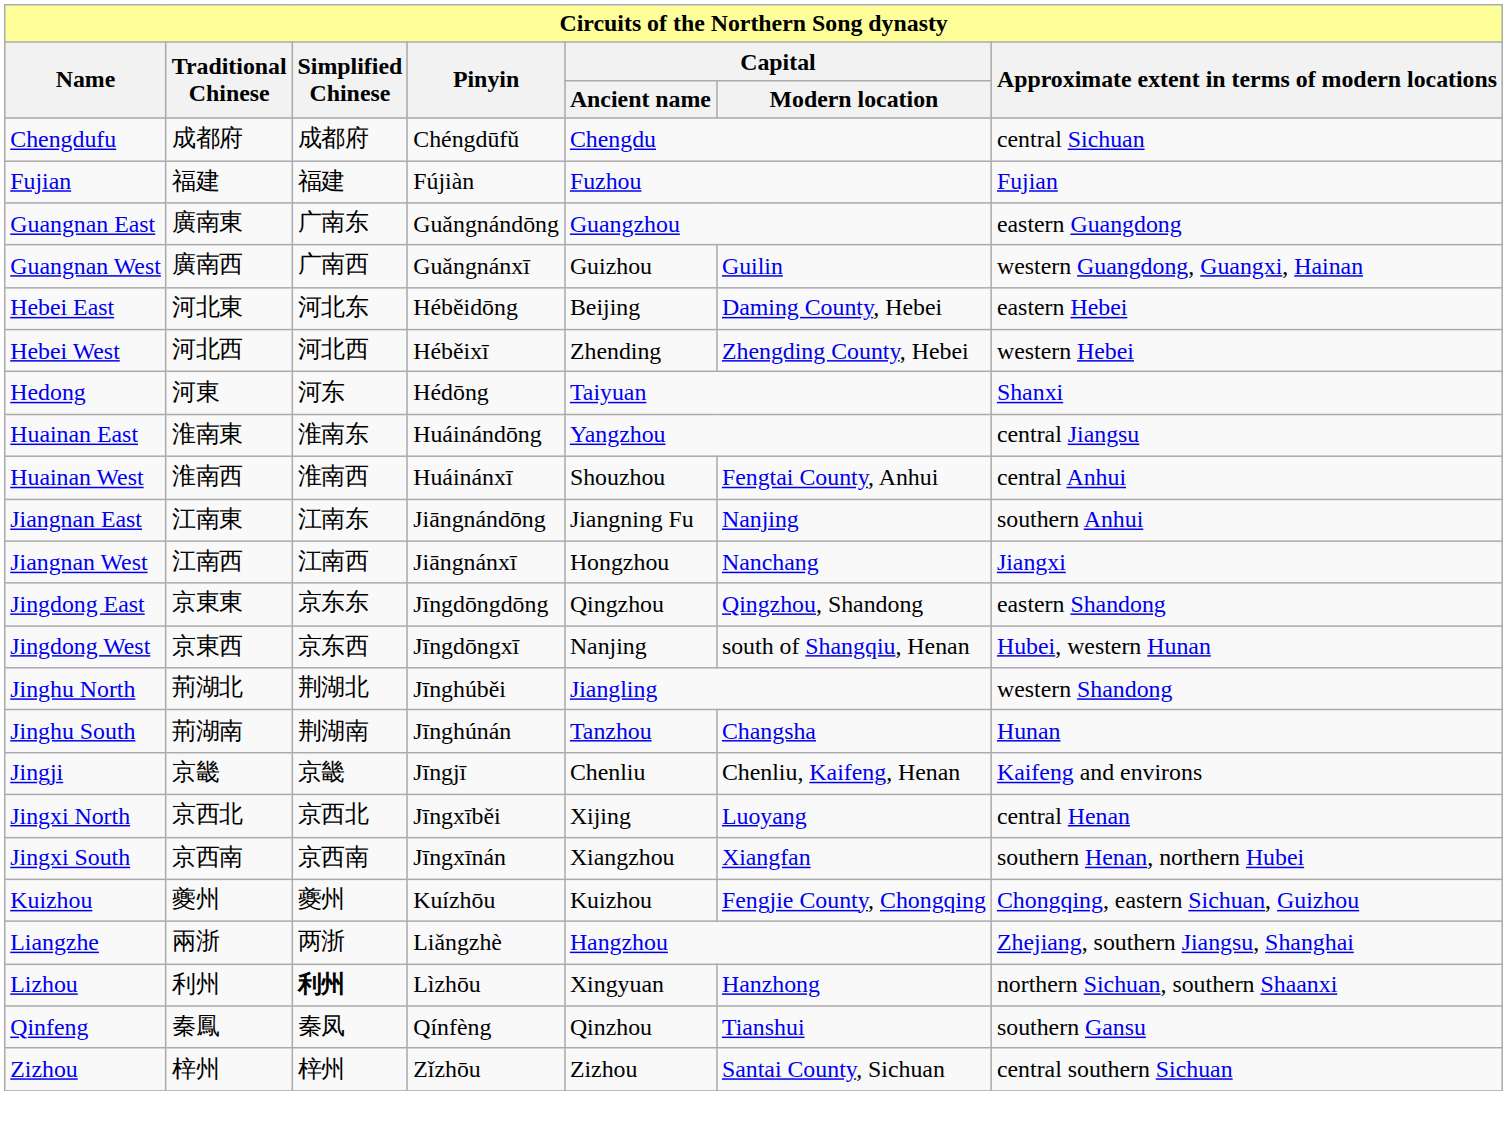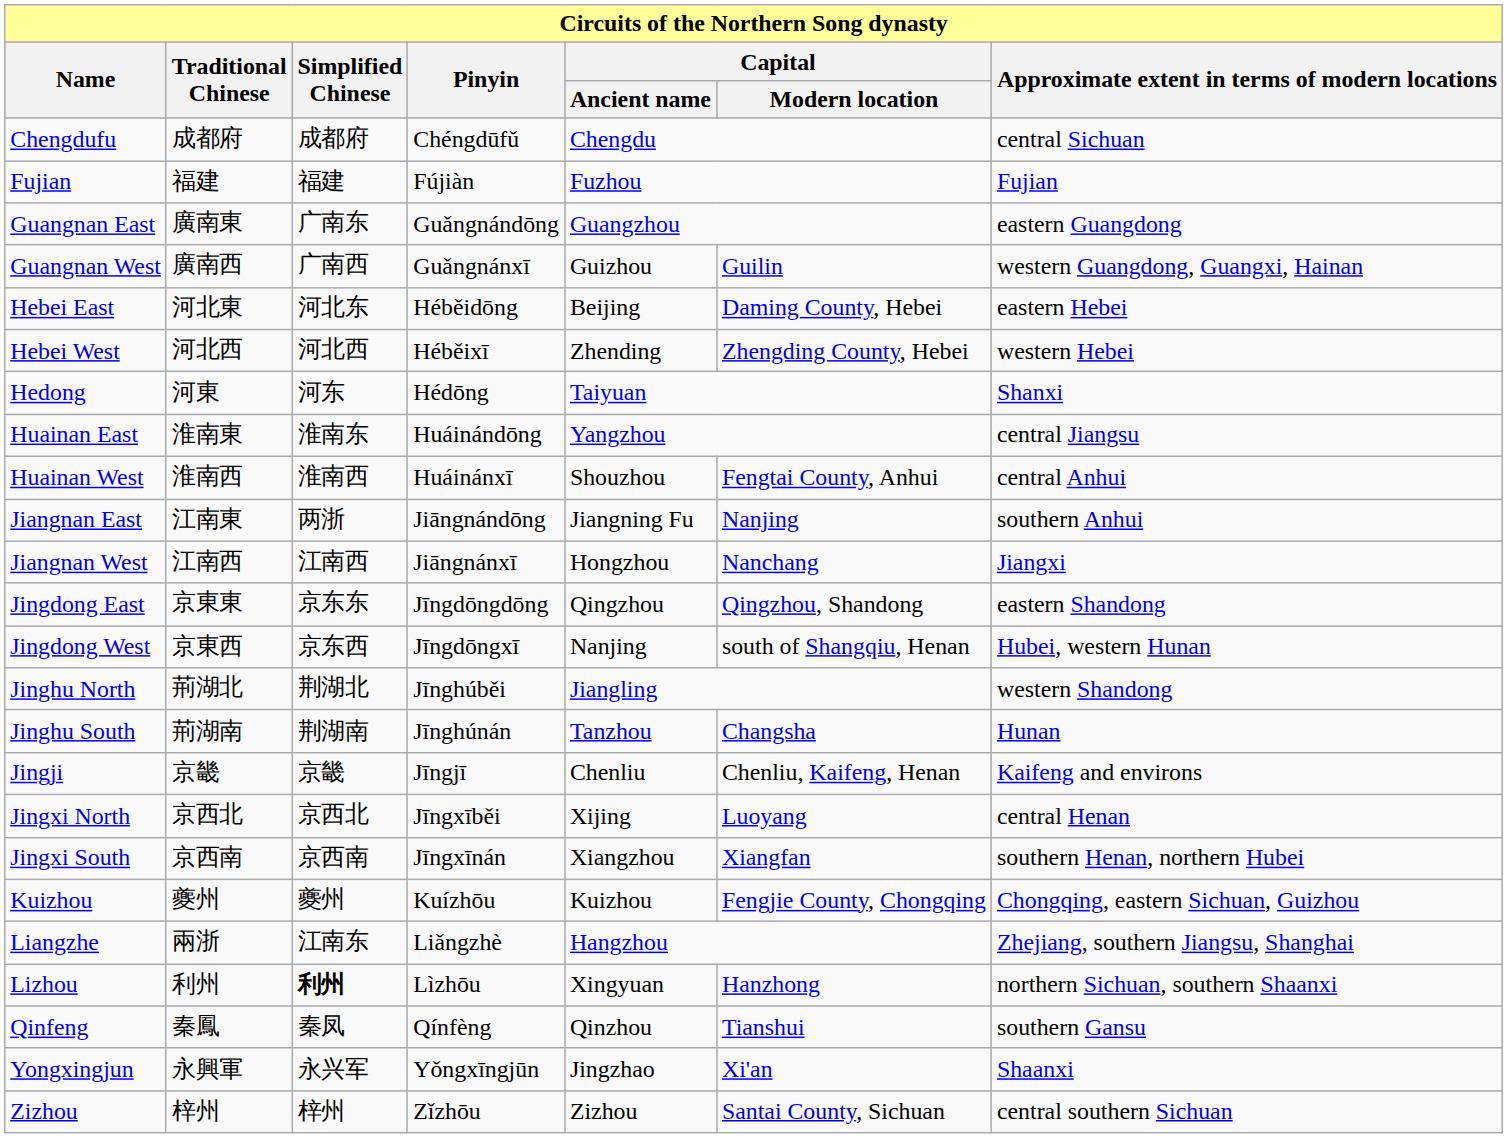(333, 518) 江南东 -> (321, 518) 两浙
(321, 941) 两浙 -> (333, 941) 江南东
+ row: (72, 1069)
